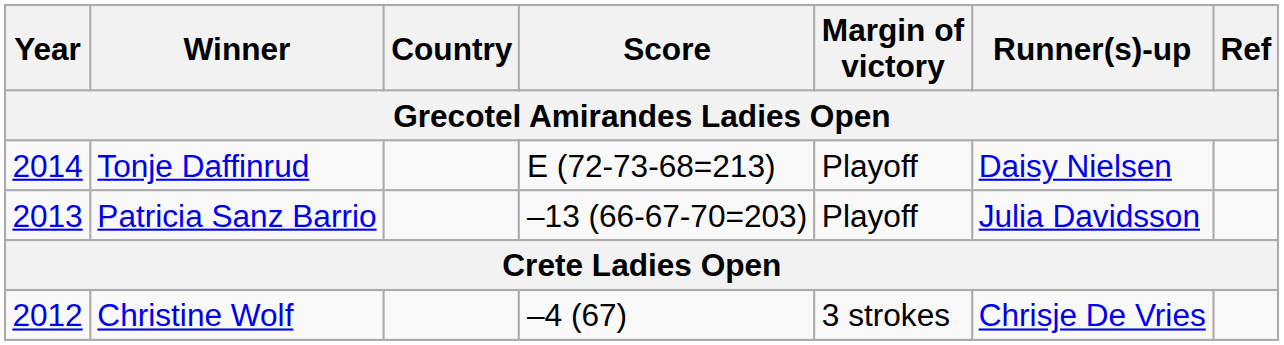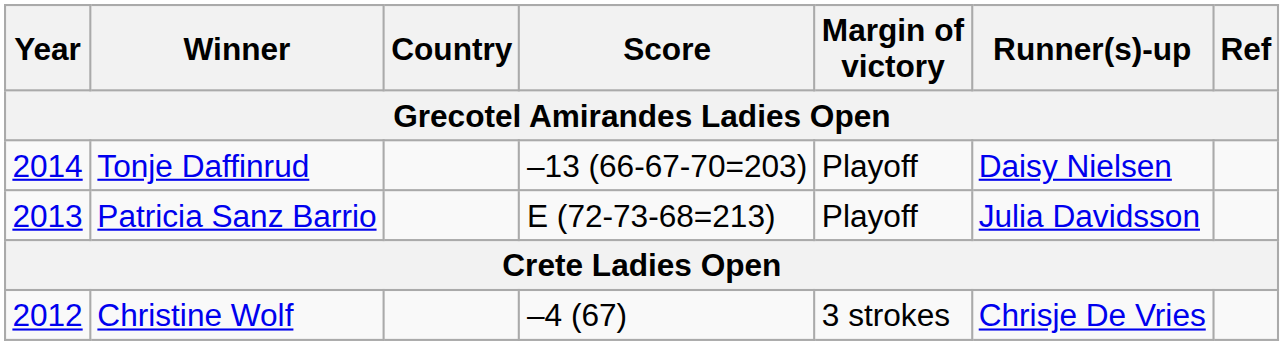(651, 166) E (72-73-68=213) -> (667, 166) –13 (66-67-70=203)
(667, 216) –13 (66-67-70=203) -> (651, 216) E (72-73-68=213)
